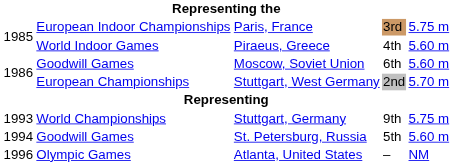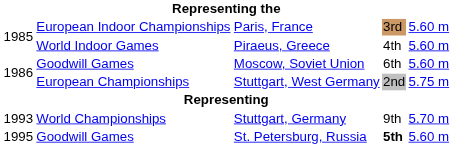(429, 27) 5.75 m -> (429, 27) 5.60 m
(429, 82) 5.70 m -> (429, 82) 5.75 m
(429, 118) 5.75 m -> (429, 118) 5.70 m
(18, 136) 1994 -> (18, 136) 1995
(392, 136) normal -> (393, 136) bold
- row: (298, 155)
